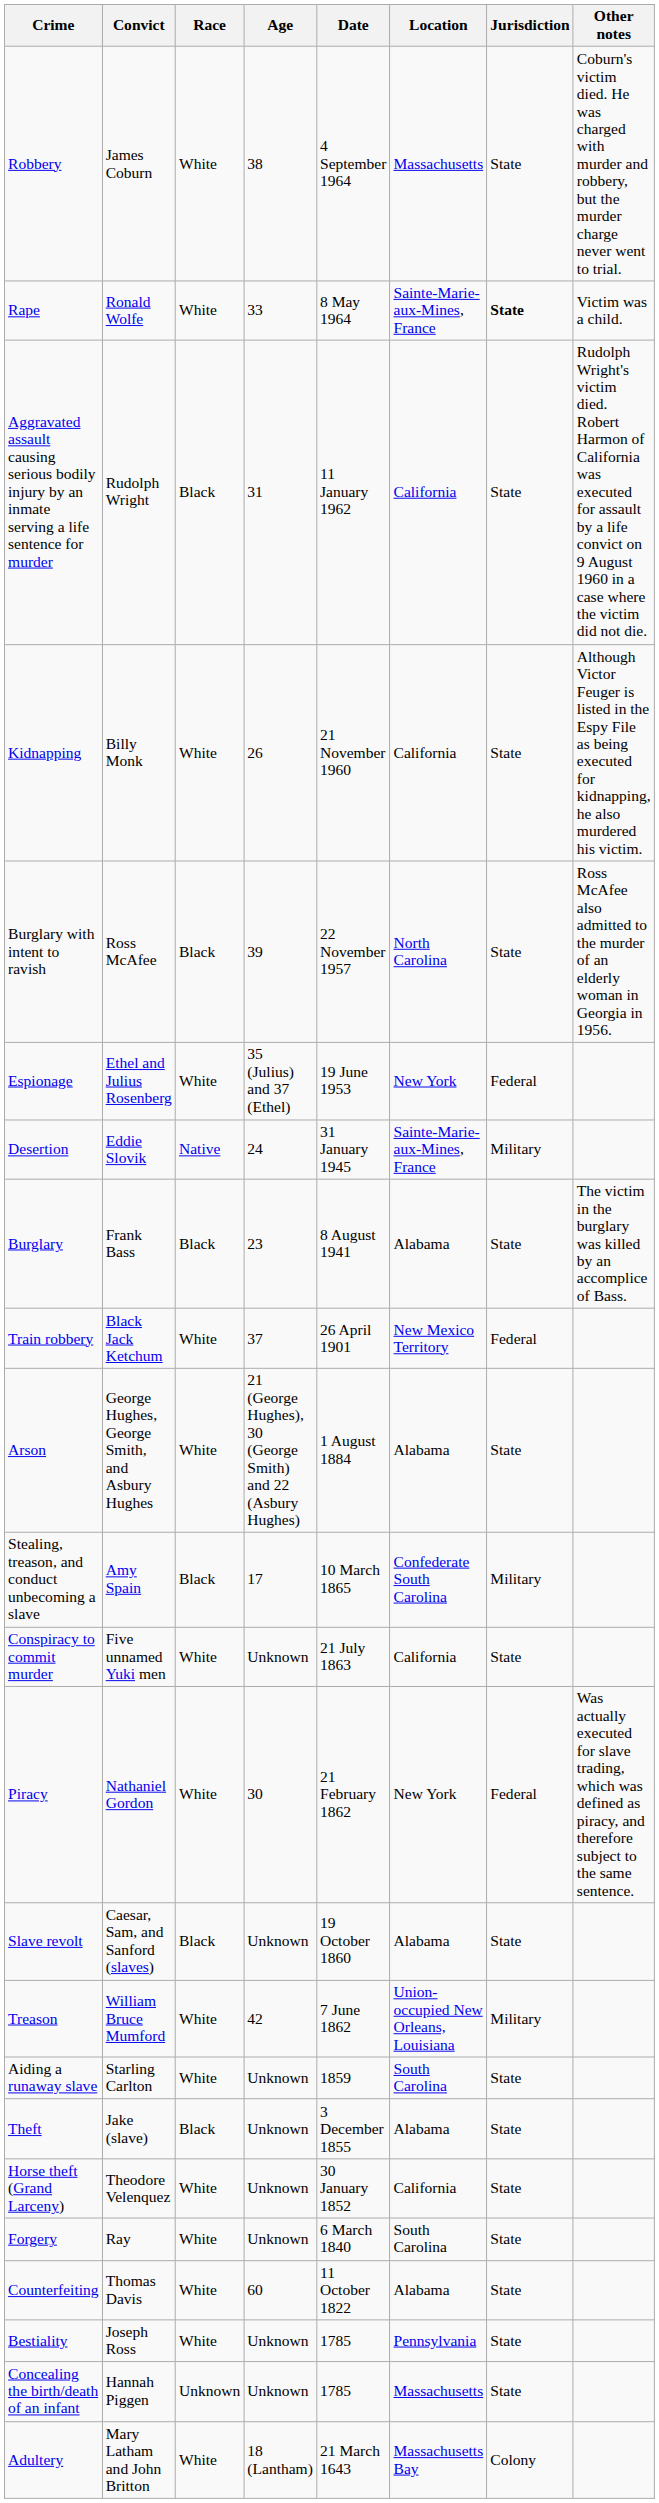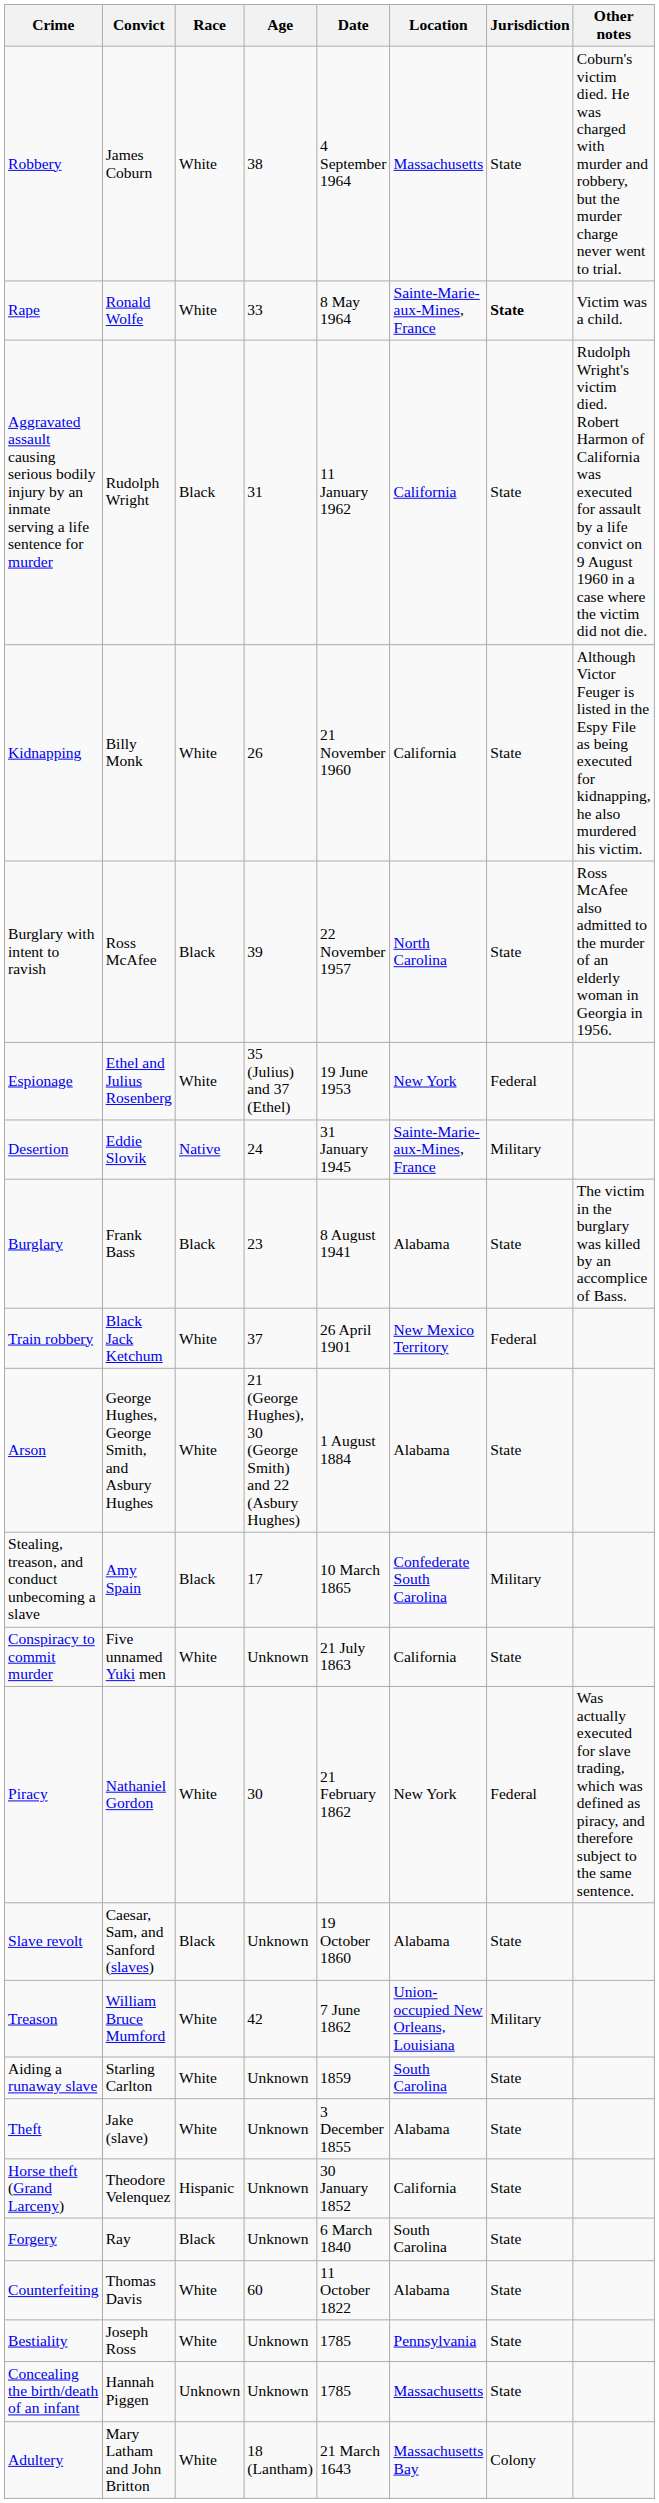(197, 2128) Black -> (198, 2128) White
(198, 2188) White -> (207, 2188) Hispanic
(198, 2239) White -> (197, 2239) Black
